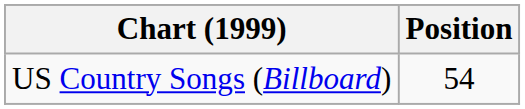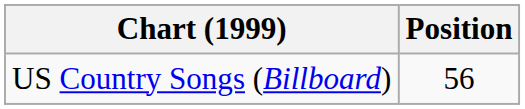(459, 78) 54 -> (459, 78) 56
